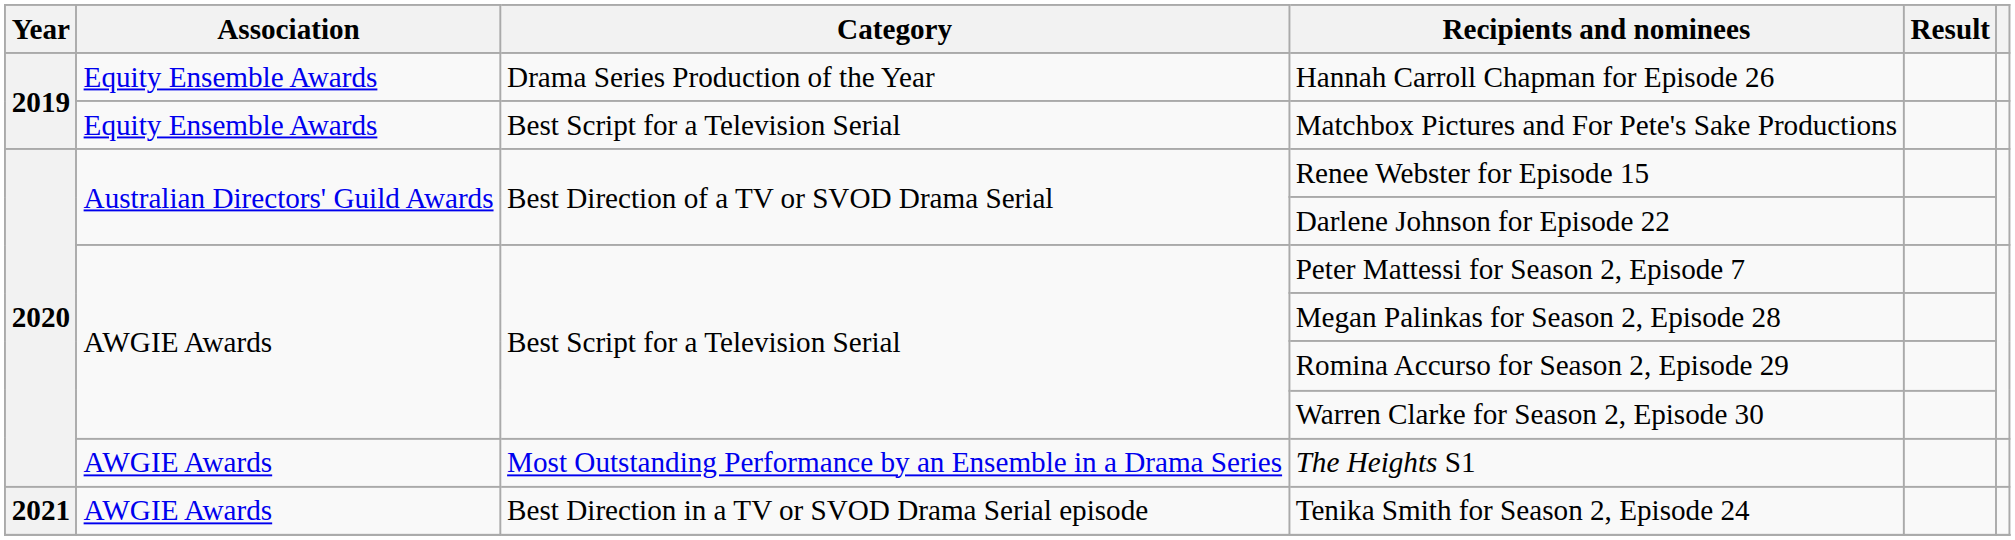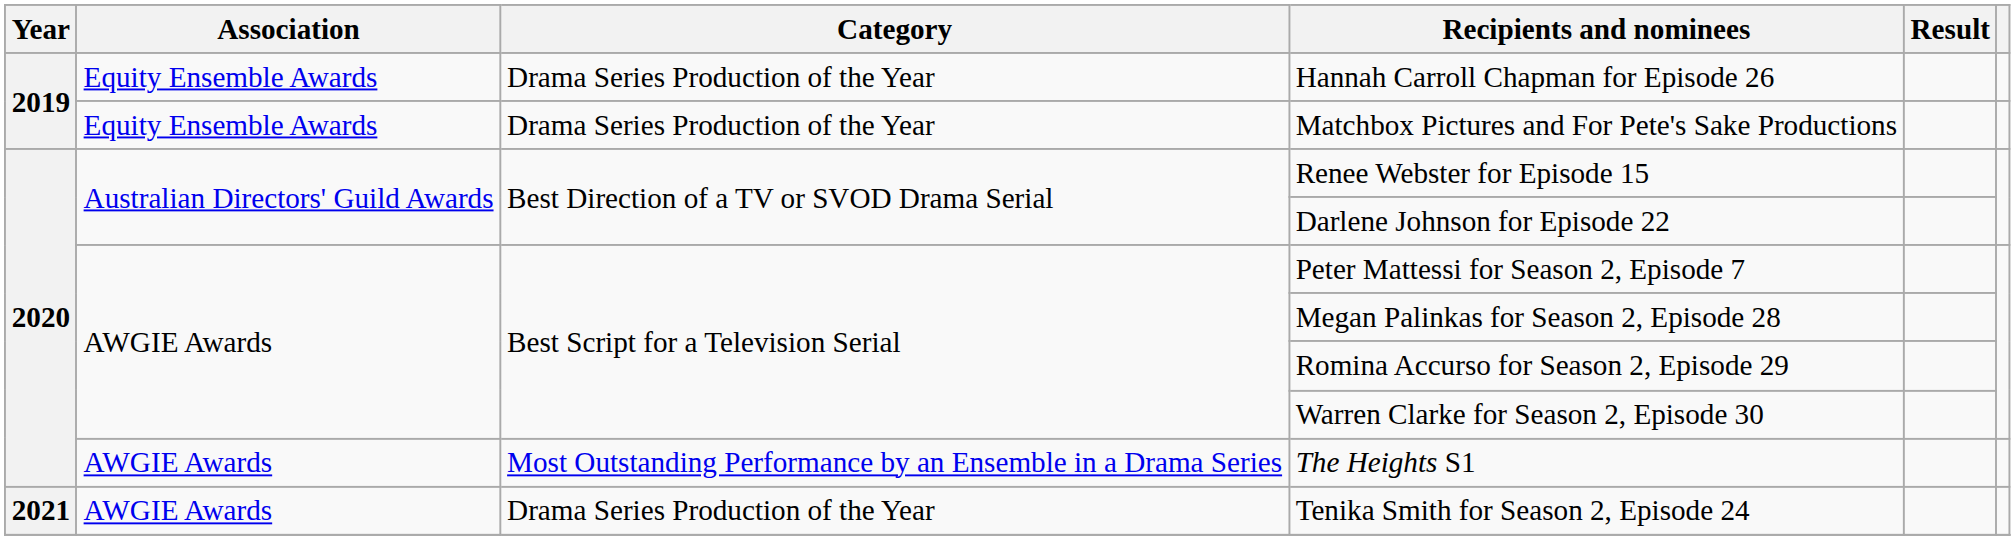(704, 124) Best Script for a Television Serial -> (721, 124) Drama Series Production of the Year
(828, 509) Best Direction in a TV or SVOD Drama Serial episode -> (721, 509) Drama Series Production of the Year
